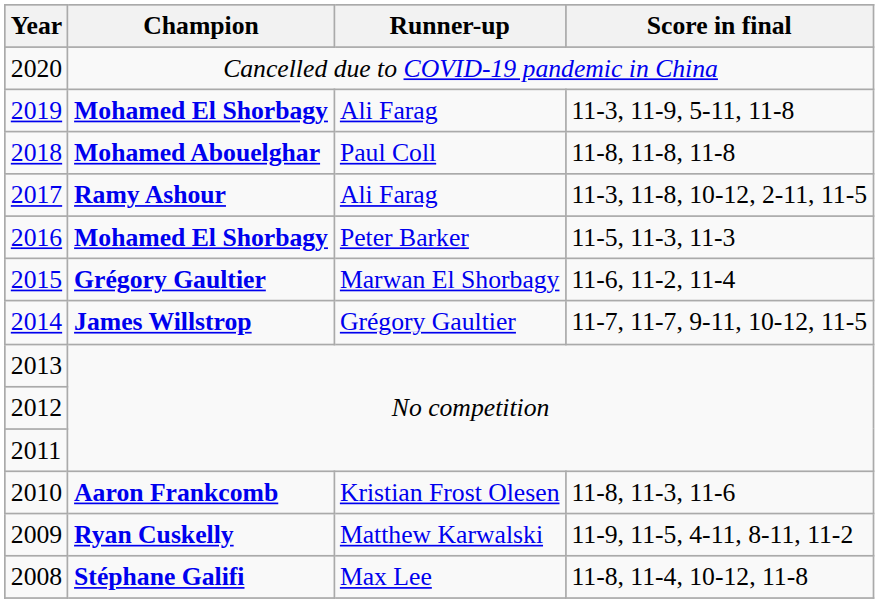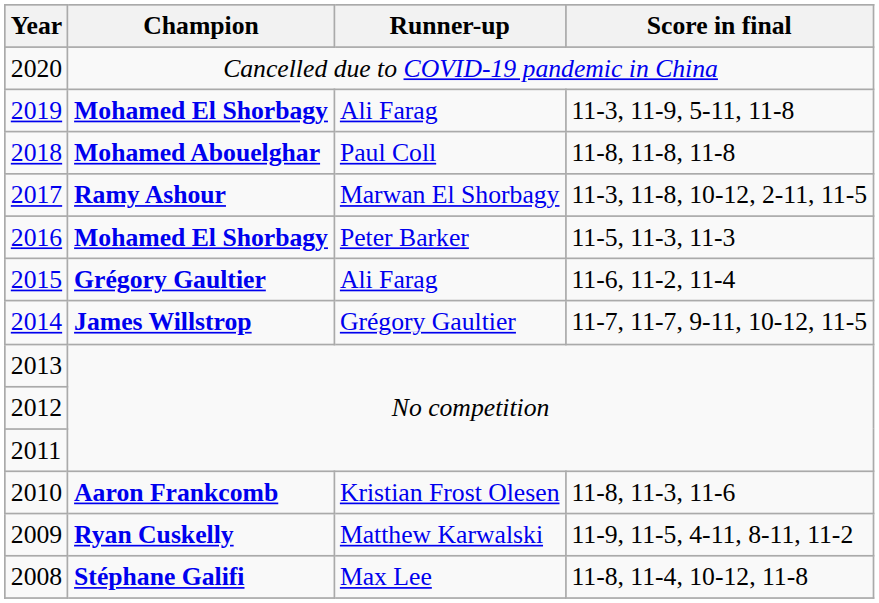(389, 195) Ali Farag -> (450, 195) Marwan El Shorbagy
(450, 279) Marwan El Shorbagy -> (389, 279) Ali Farag
